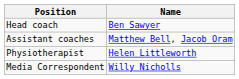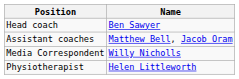rows swapped: (45, 53) <-> (55, 67)
